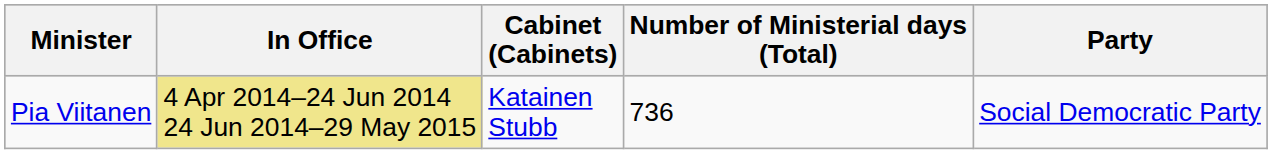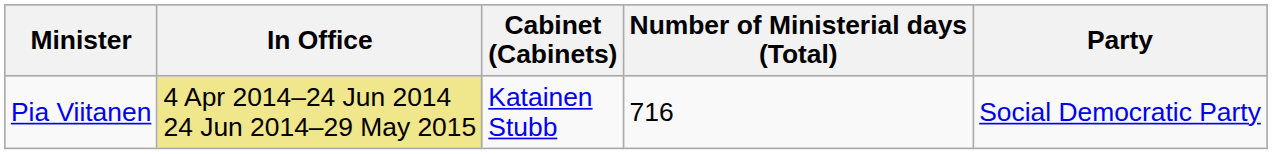(652, 111) 736 -> (652, 111) 716
